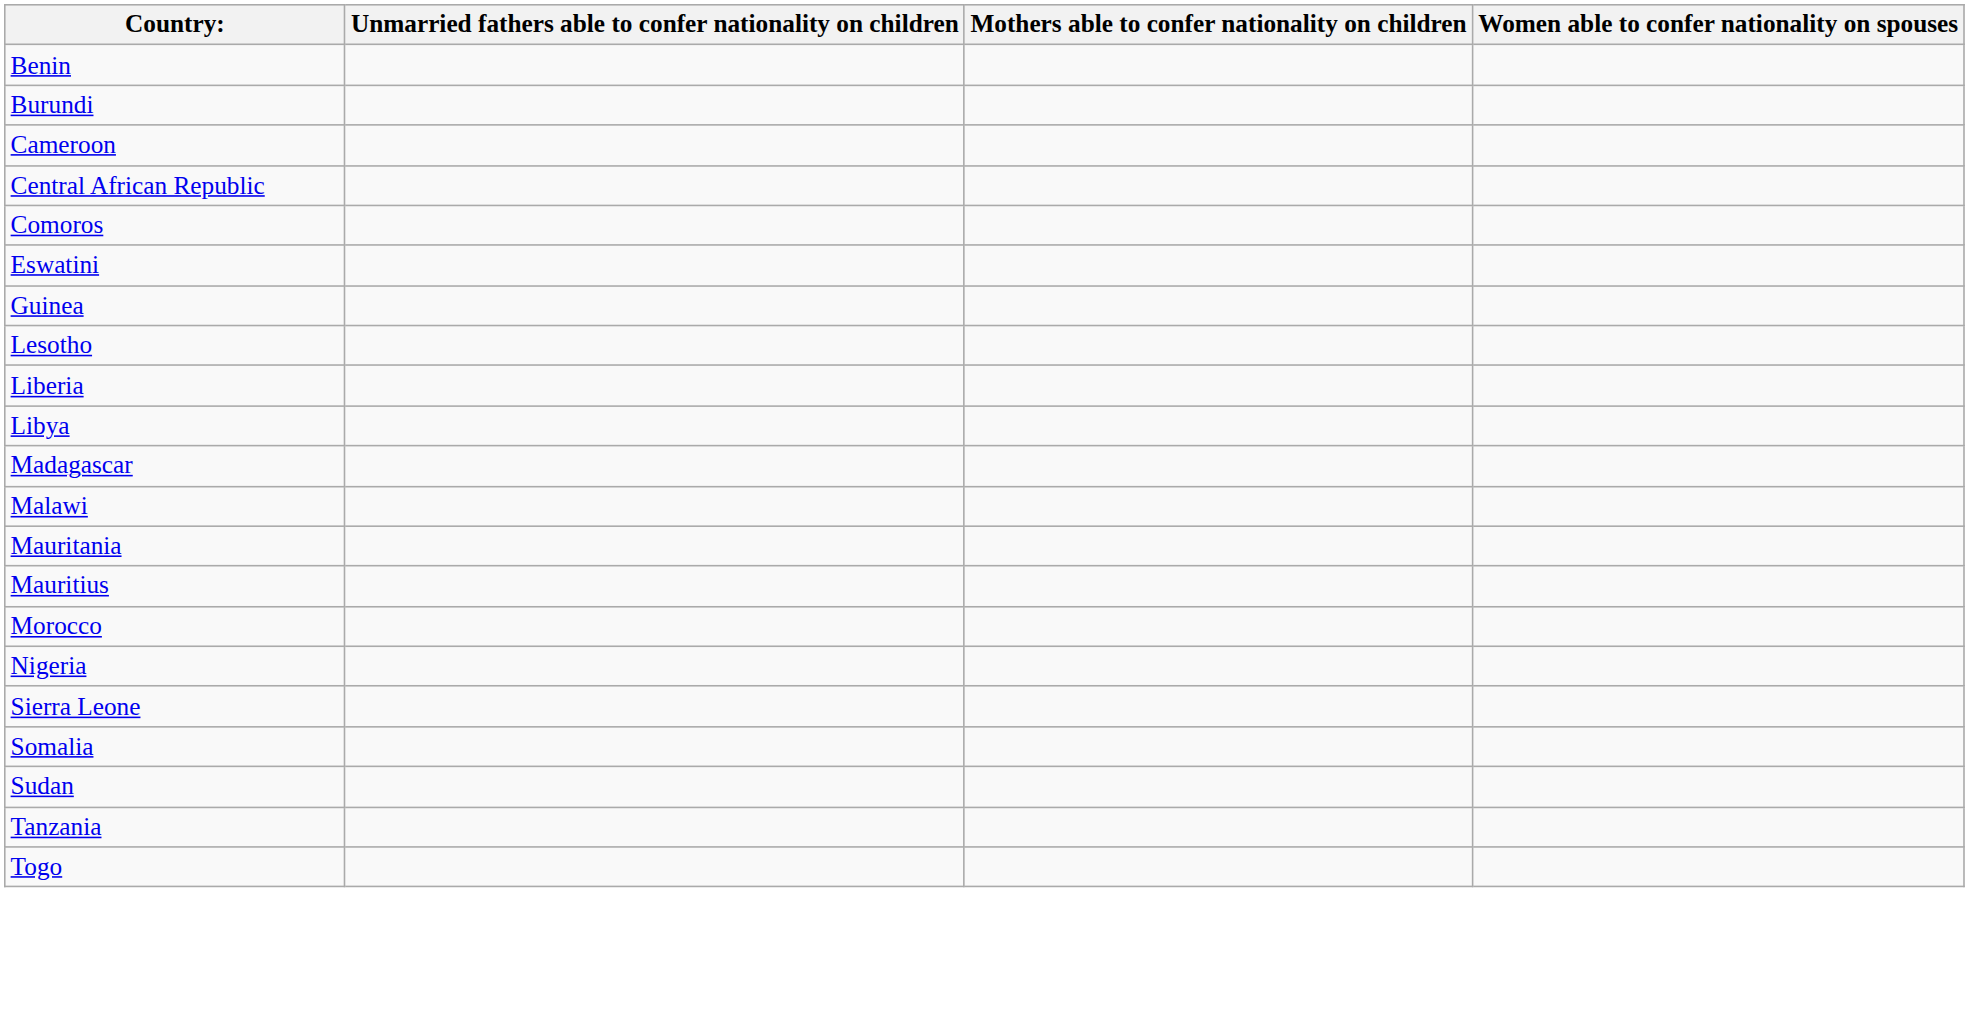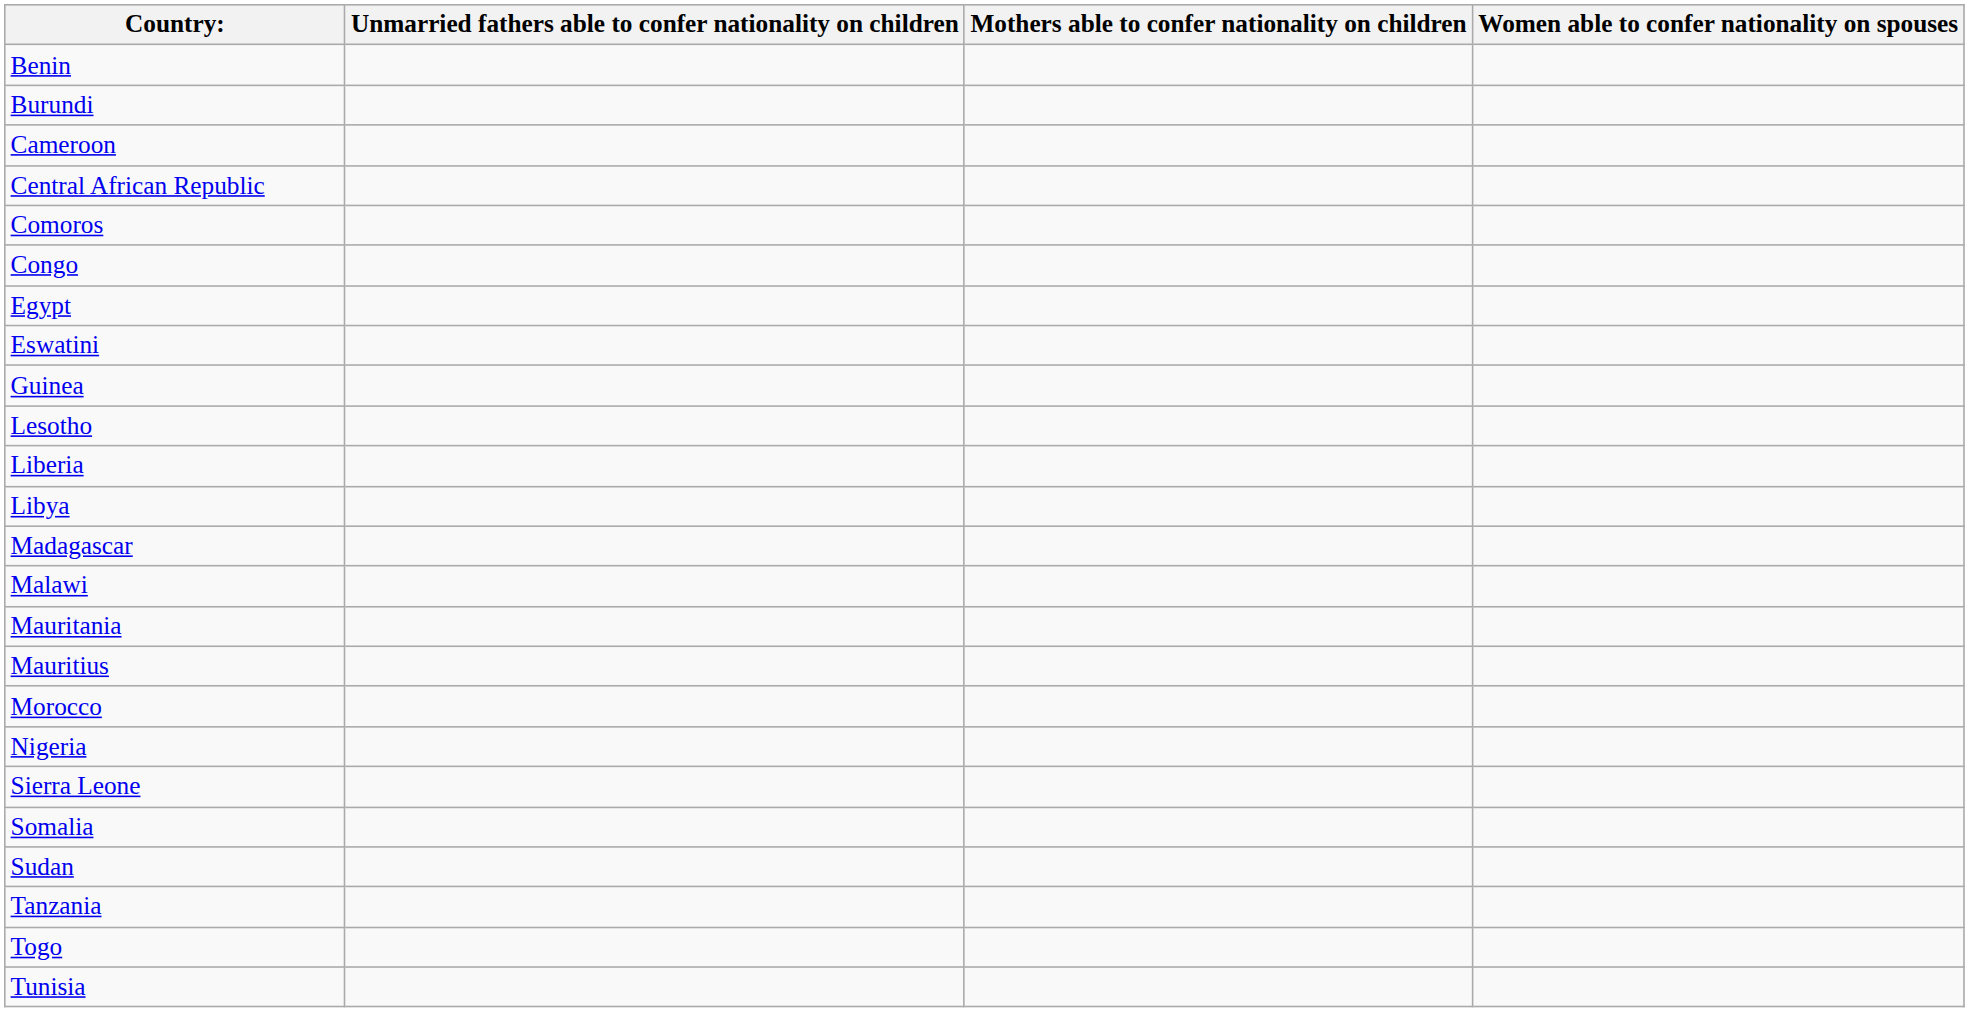+ row: (44, 265)
+ row: (41, 305)
+ row: (48, 986)
